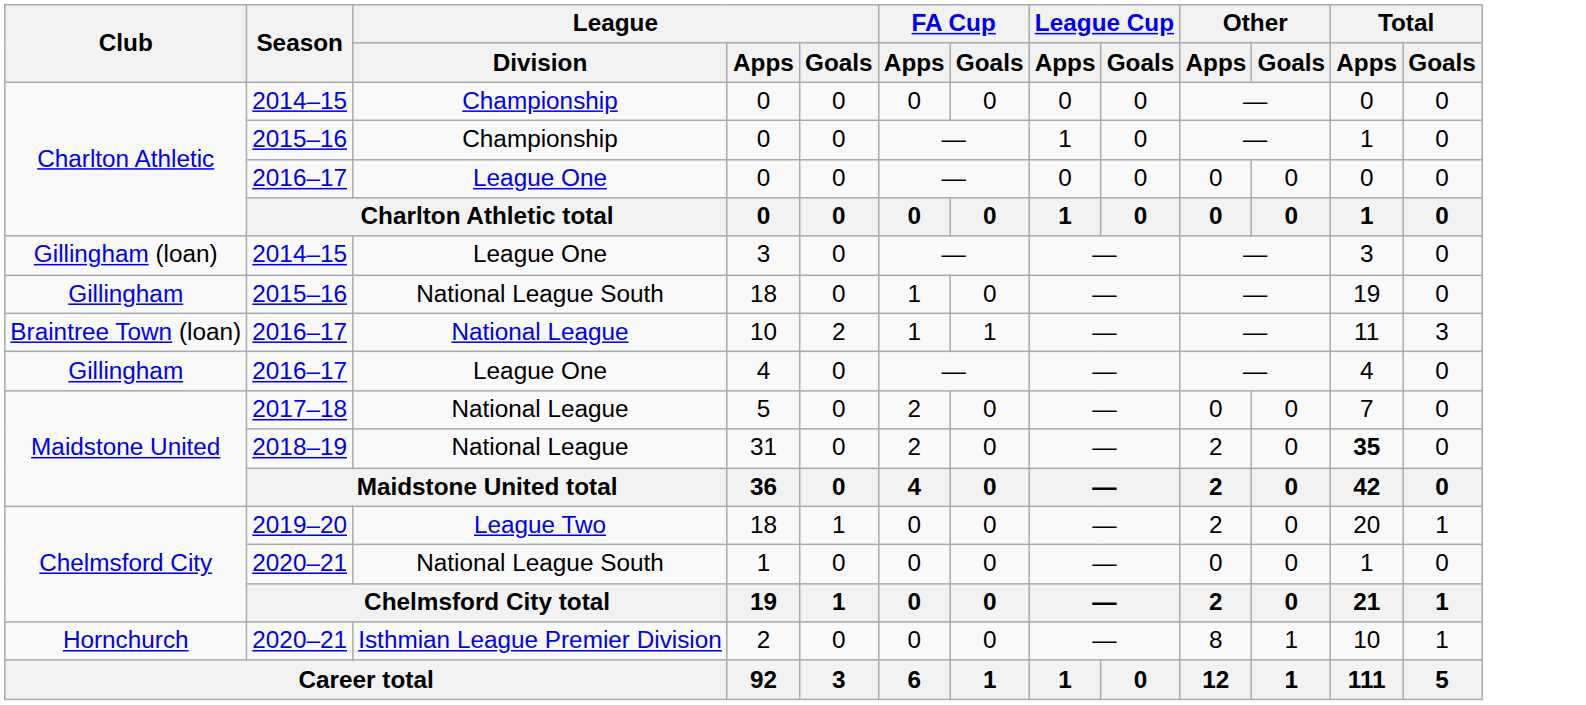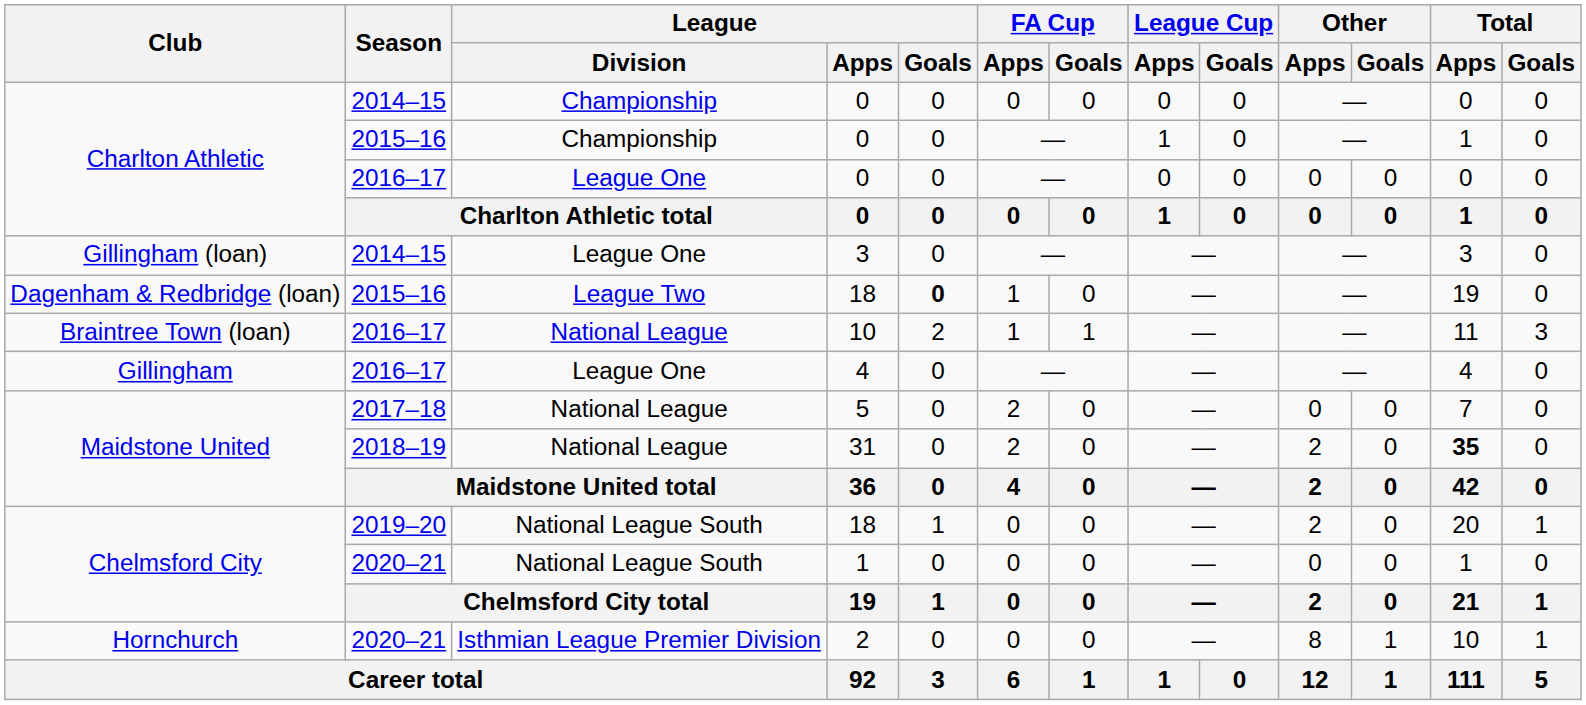(126, 293) Gillingham -> (175, 293) Dagenham & Redbridge (loan)
(540, 293) National League South -> (639, 293) League Two
(839, 293) normal -> (938, 293) bold
(540, 525) League Two -> (639, 525) National League South
